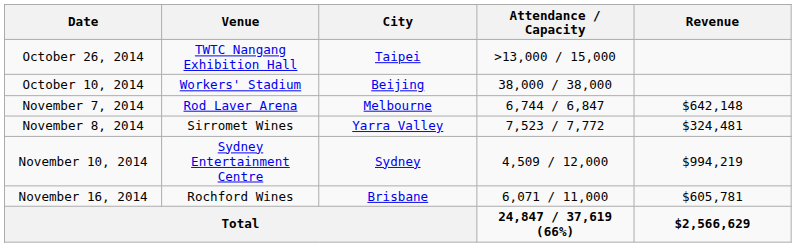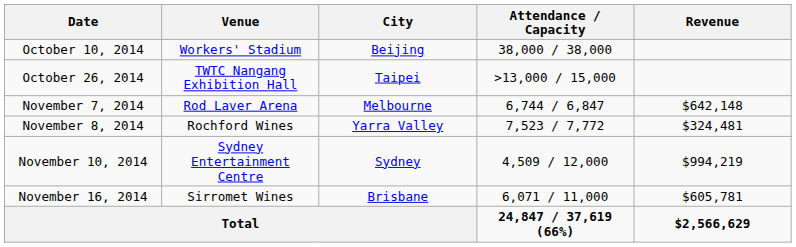rows swapped: (83, 85) <-> (83, 57)
(240, 126) Sirromet Wines -> (240, 126) Rochford Wines
(240, 196) Rochford Wines -> (240, 196) Sirromet Wines
